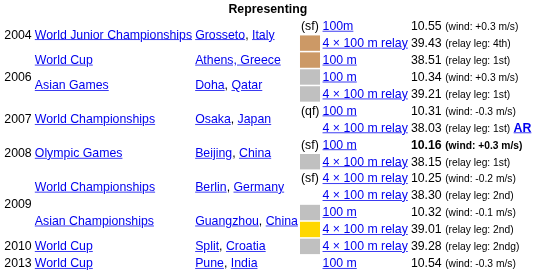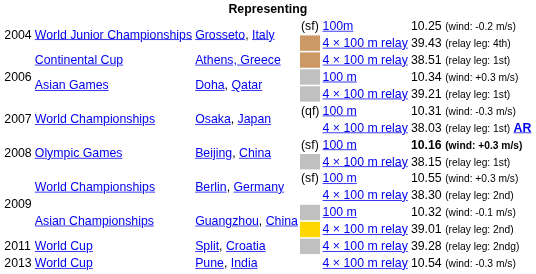(465, 26) 10.55 (wind: +0.3 m/s) -> (463, 26) 10.25 (wind: -0.2 m/s)
(64, 60) World Cup -> (79, 60) Continental Cup
(340, 60) 100 m -> (365, 60) 4 × 100 m relay
(365, 178) 4 × 100 m relay -> (340, 178) 100 m
(463, 178) 10.25 (wind: -0.2 m/s) -> (465, 178) 10.55 (wind: +0.3 m/s)
(18, 246) 2010 -> (18, 246) 2011
(340, 263) 100 m -> (365, 263) 4 × 100 m relay
